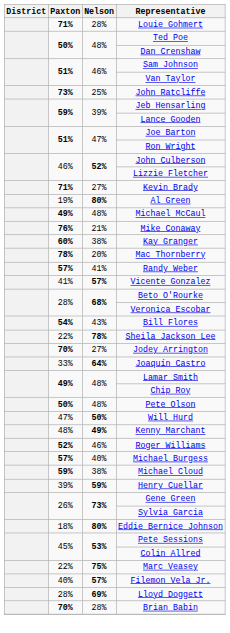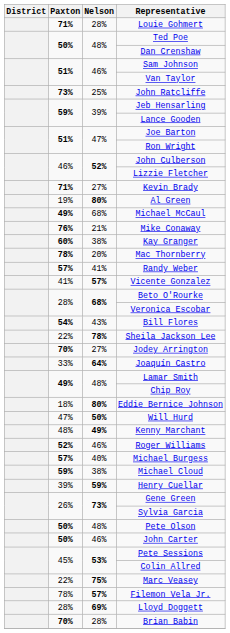(99, 214) 48% -> (99, 214) 68%
rows swapped: (170, 404) <-> (170, 526)
+ row: (170, 540)
(65, 581) 40% -> (65, 594) 78%
